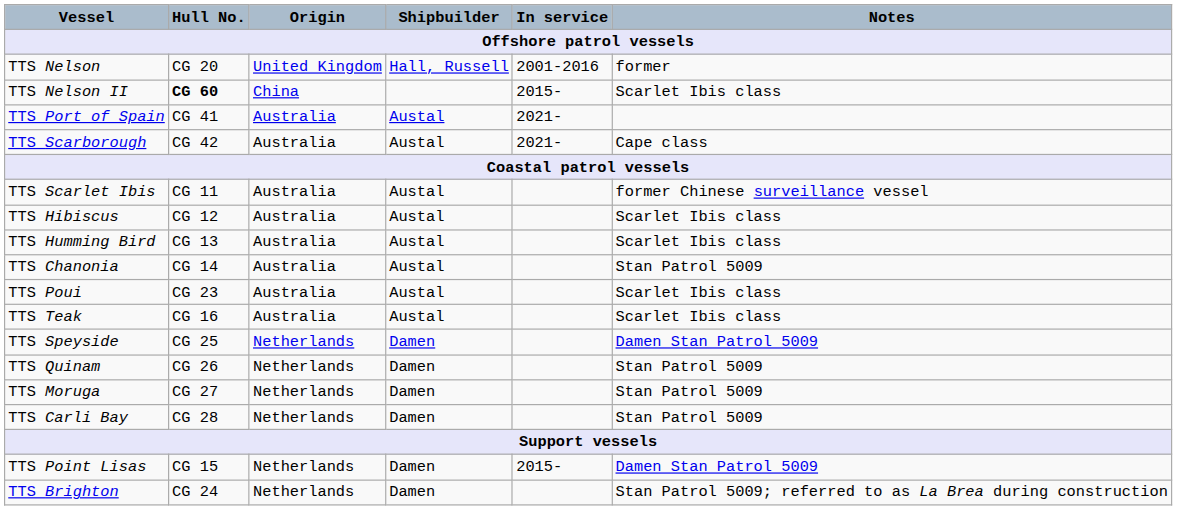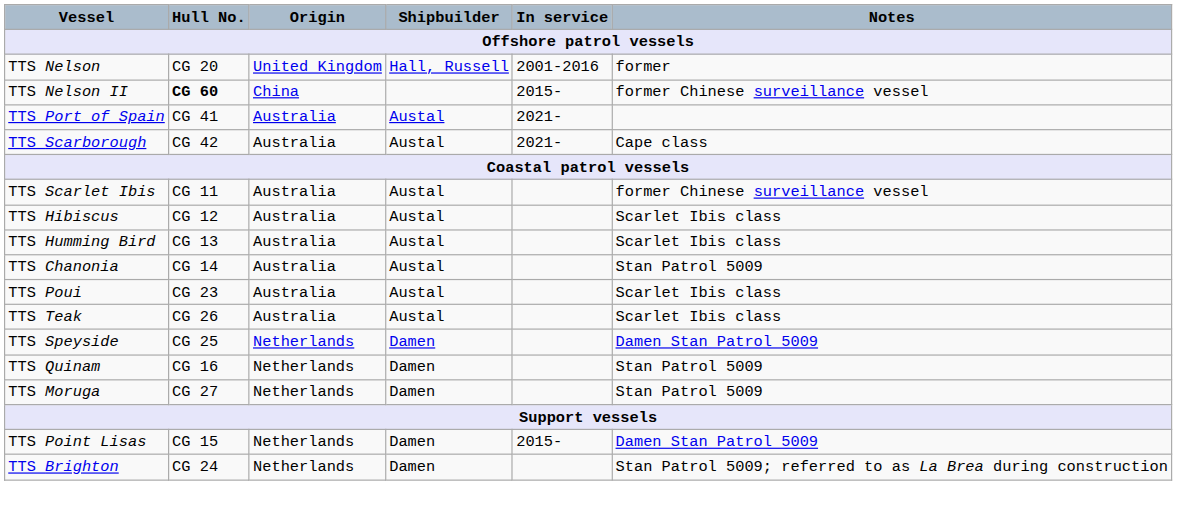(698, 92) Scarlet Ibis class -> (772, 92) former Chinese surveillance vessel
(195, 317) CG 16 -> (195, 317) CG 26
(195, 367) CG 26 -> (195, 367) CG 16
- row: (68, 417)
